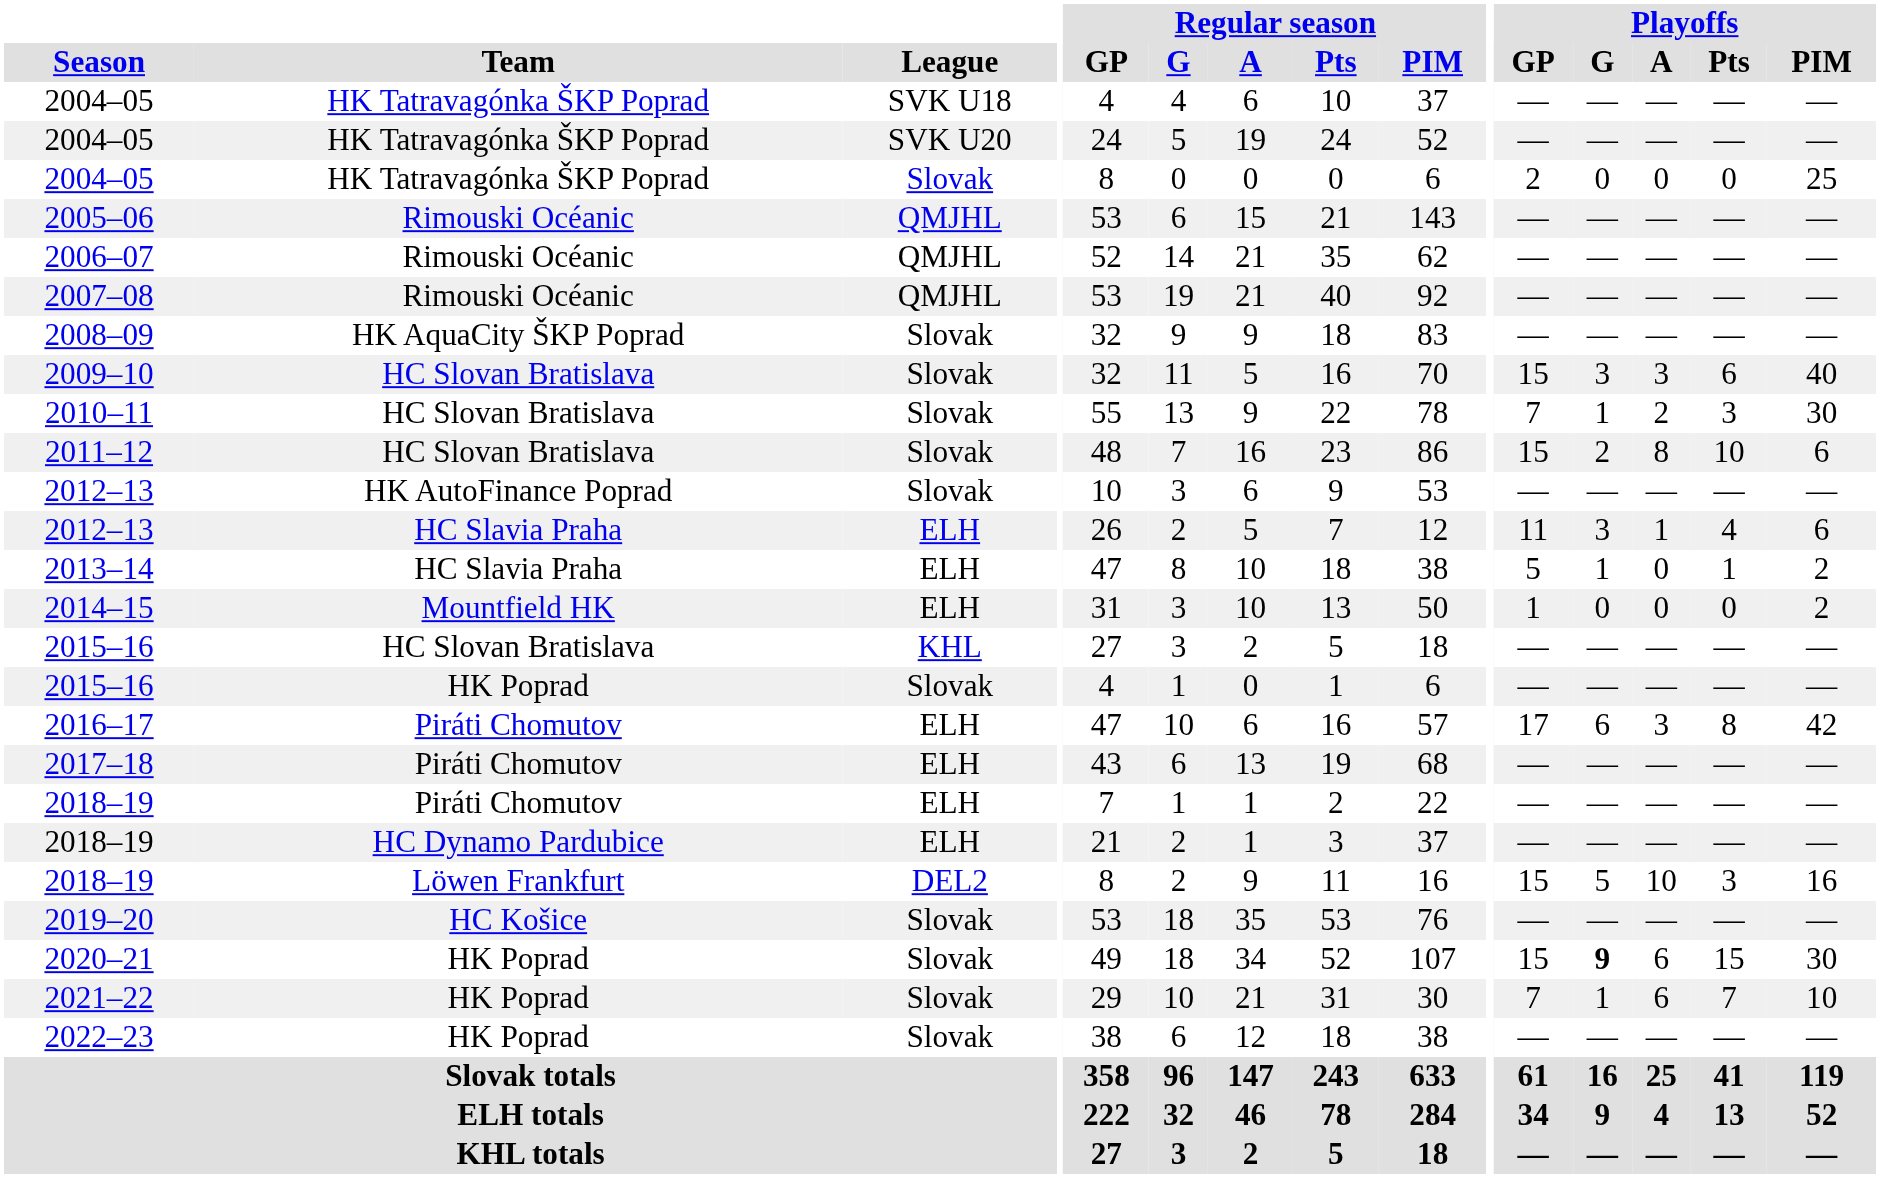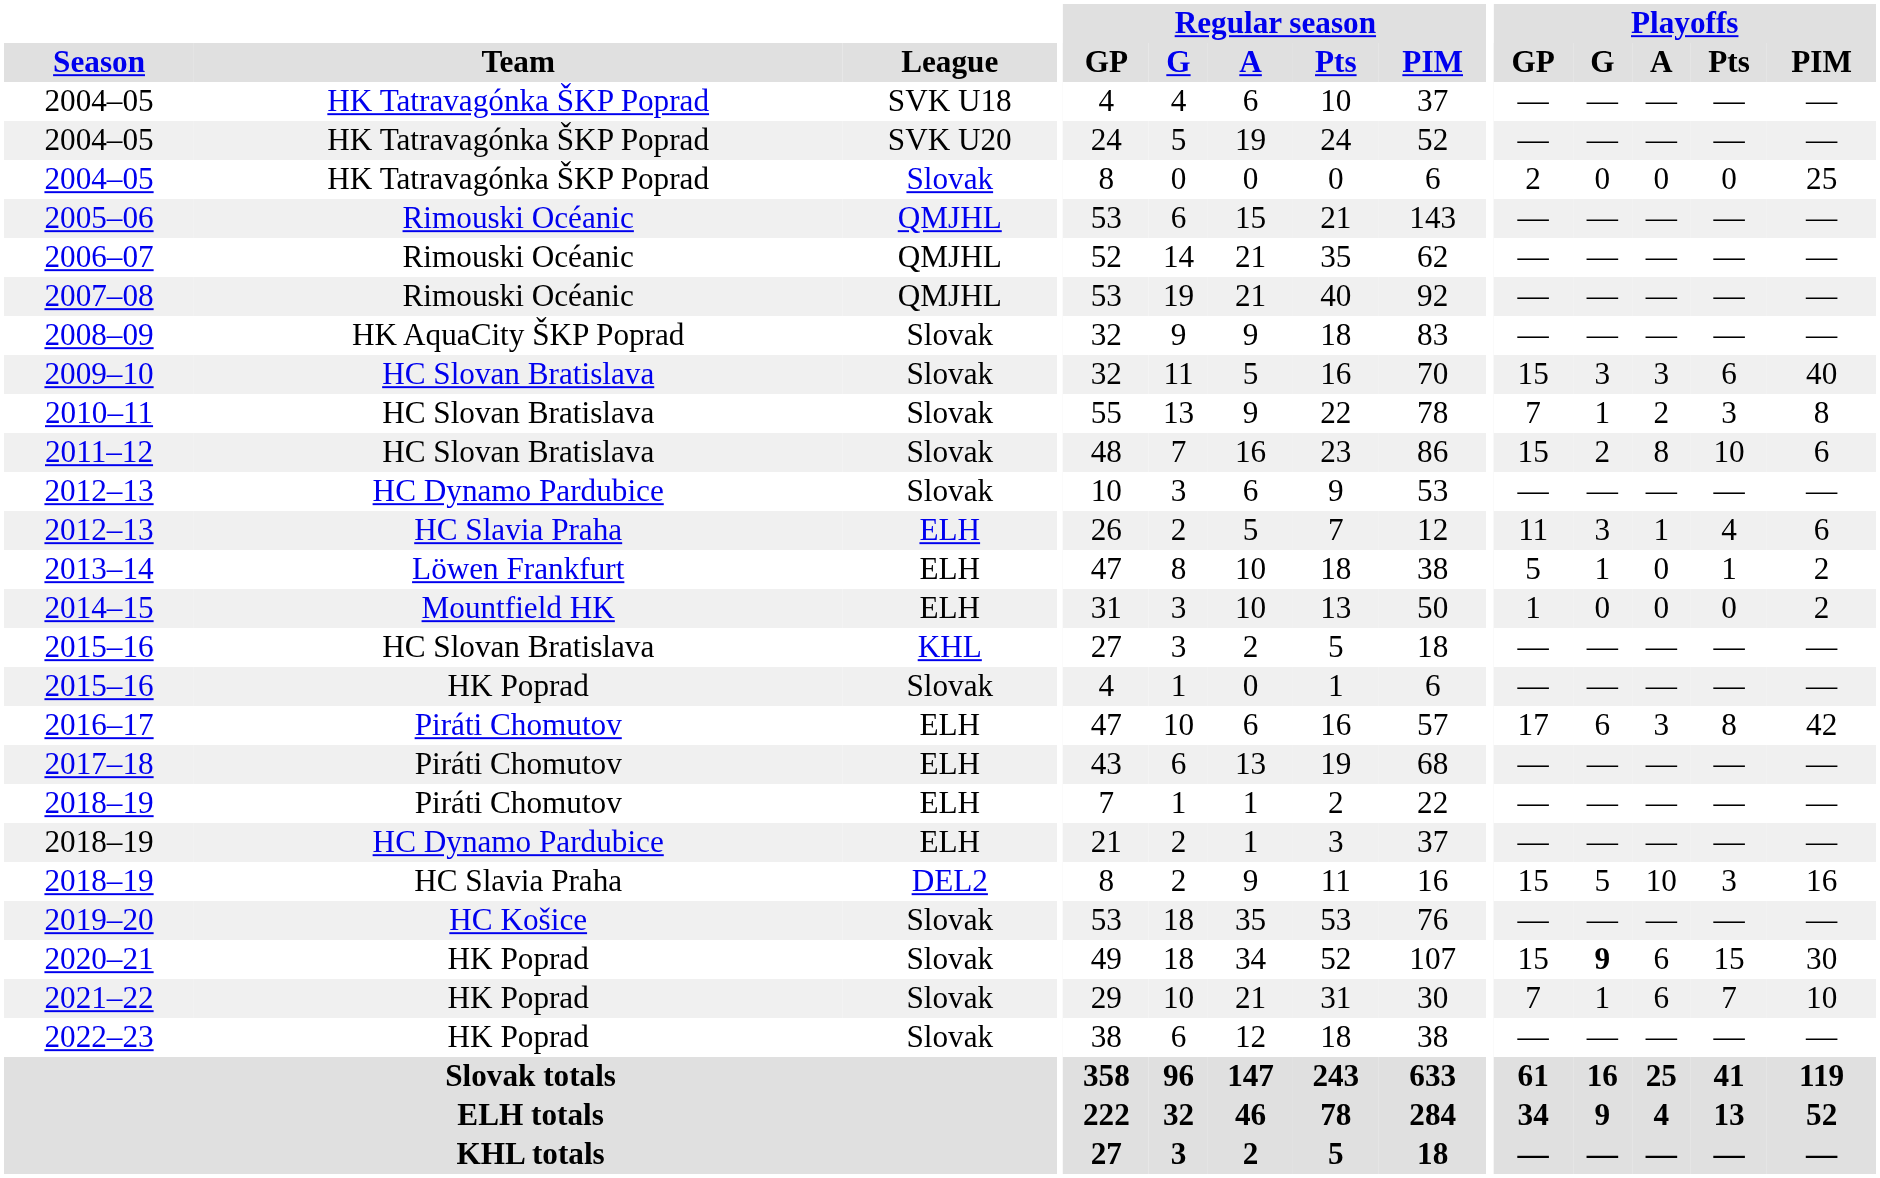(1822, 413) 30 -> (1822, 413) 8
(518, 491) HK AutoFinance Poprad -> (518, 491) HC Dynamo Pardubice
(518, 569) HC Slavia Praha -> (518, 569) Löwen Frankfurt
(518, 881) Löwen Frankfurt -> (518, 881) HC Slavia Praha
